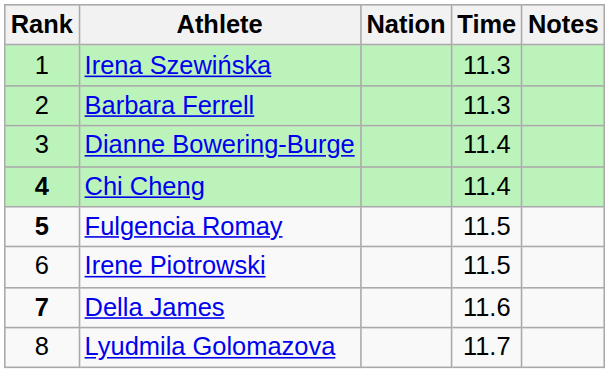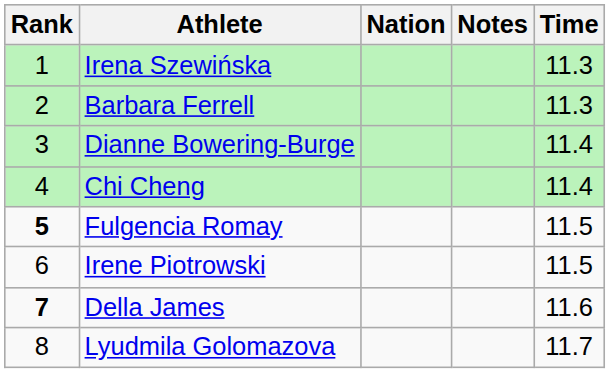columns swapped: (487, 24) <-> (563, 24)
(42, 186) bold -> (42, 186) normal
